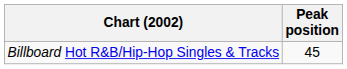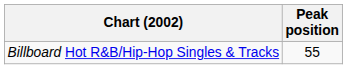(312, 52) 45 -> (312, 52) 55
